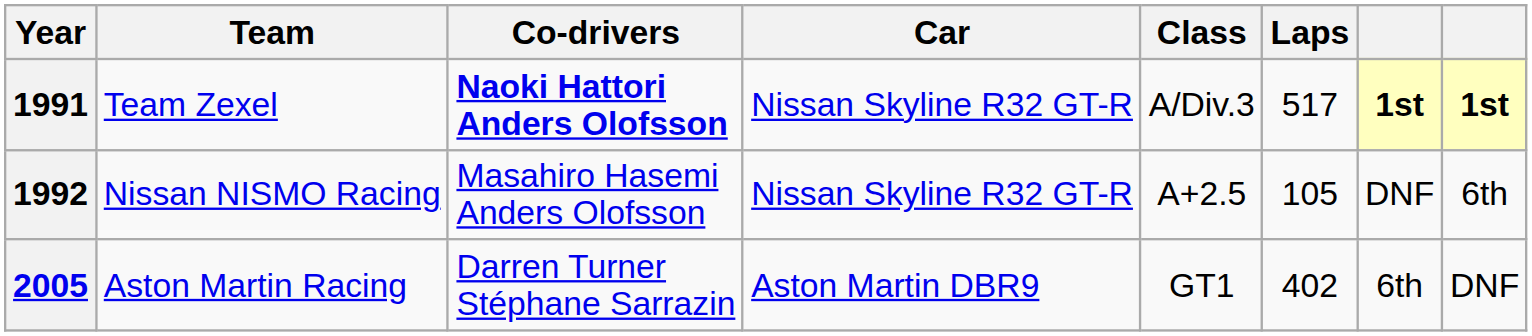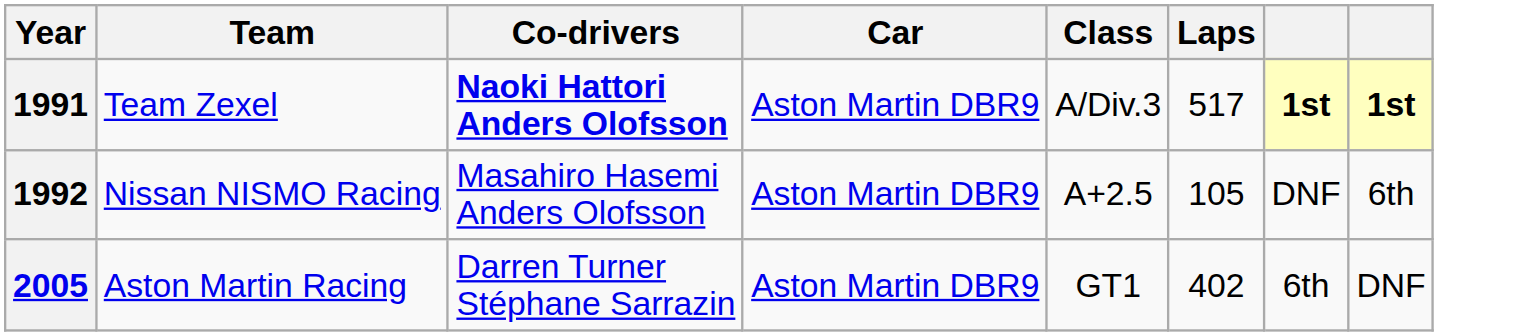(942, 104) Nissan Skyline R32 GT-R -> (895, 104) Aston Martin DBR9
(942, 195) Nissan Skyline R32 GT-R -> (895, 195) Aston Martin DBR9
